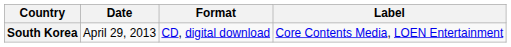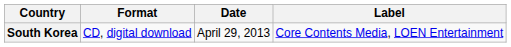columns swapped: (119, 13) <-> (216, 13)
